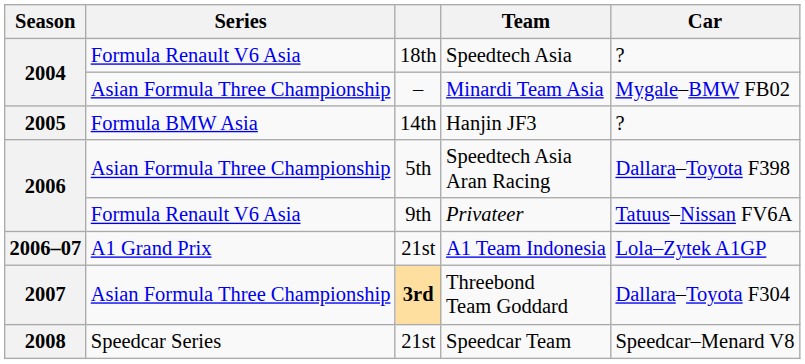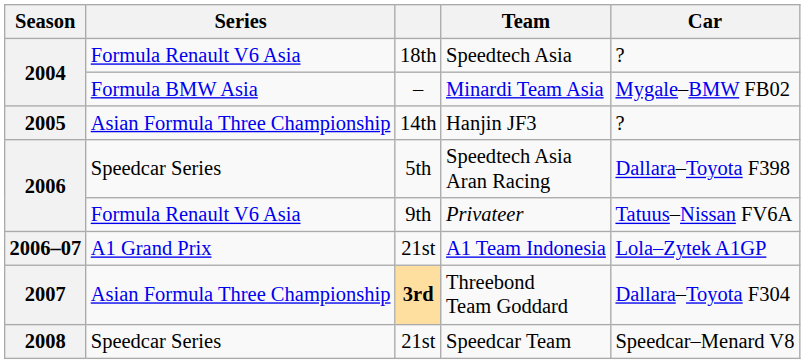(241, 89) Asian Formula Three Championship -> (174, 89) Formula BMW Asia
(174, 123) Formula BMW Asia -> (241, 123) Asian Formula Three Championship
(241, 169) Asian Formula Three Championship -> (156, 169) Speedcar Series
